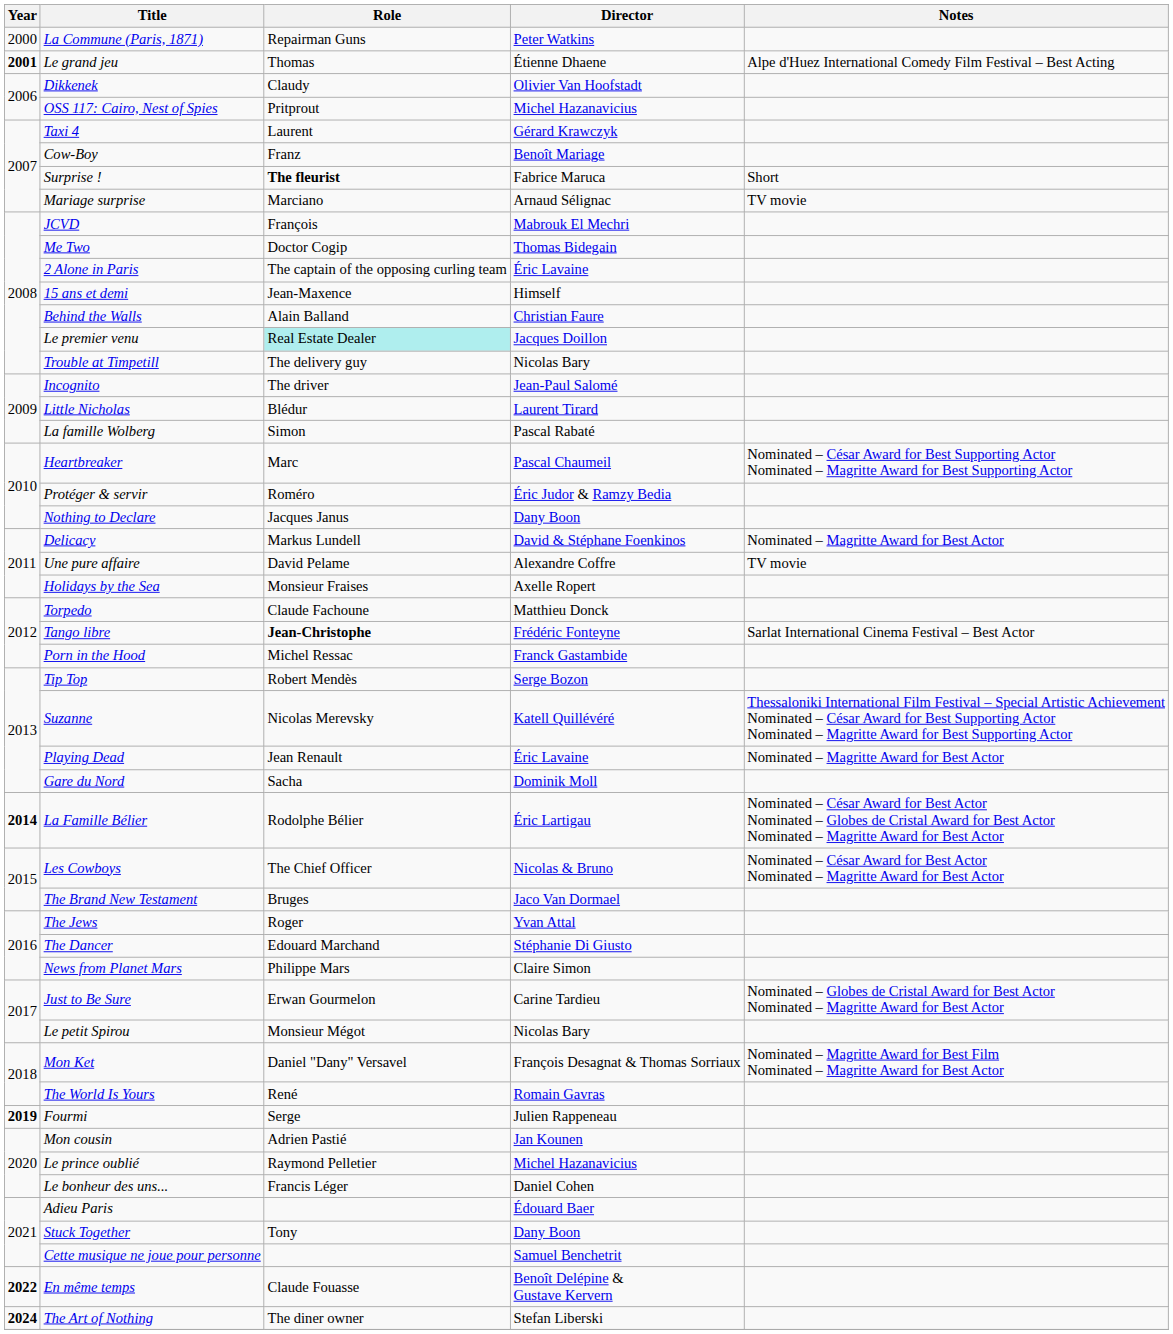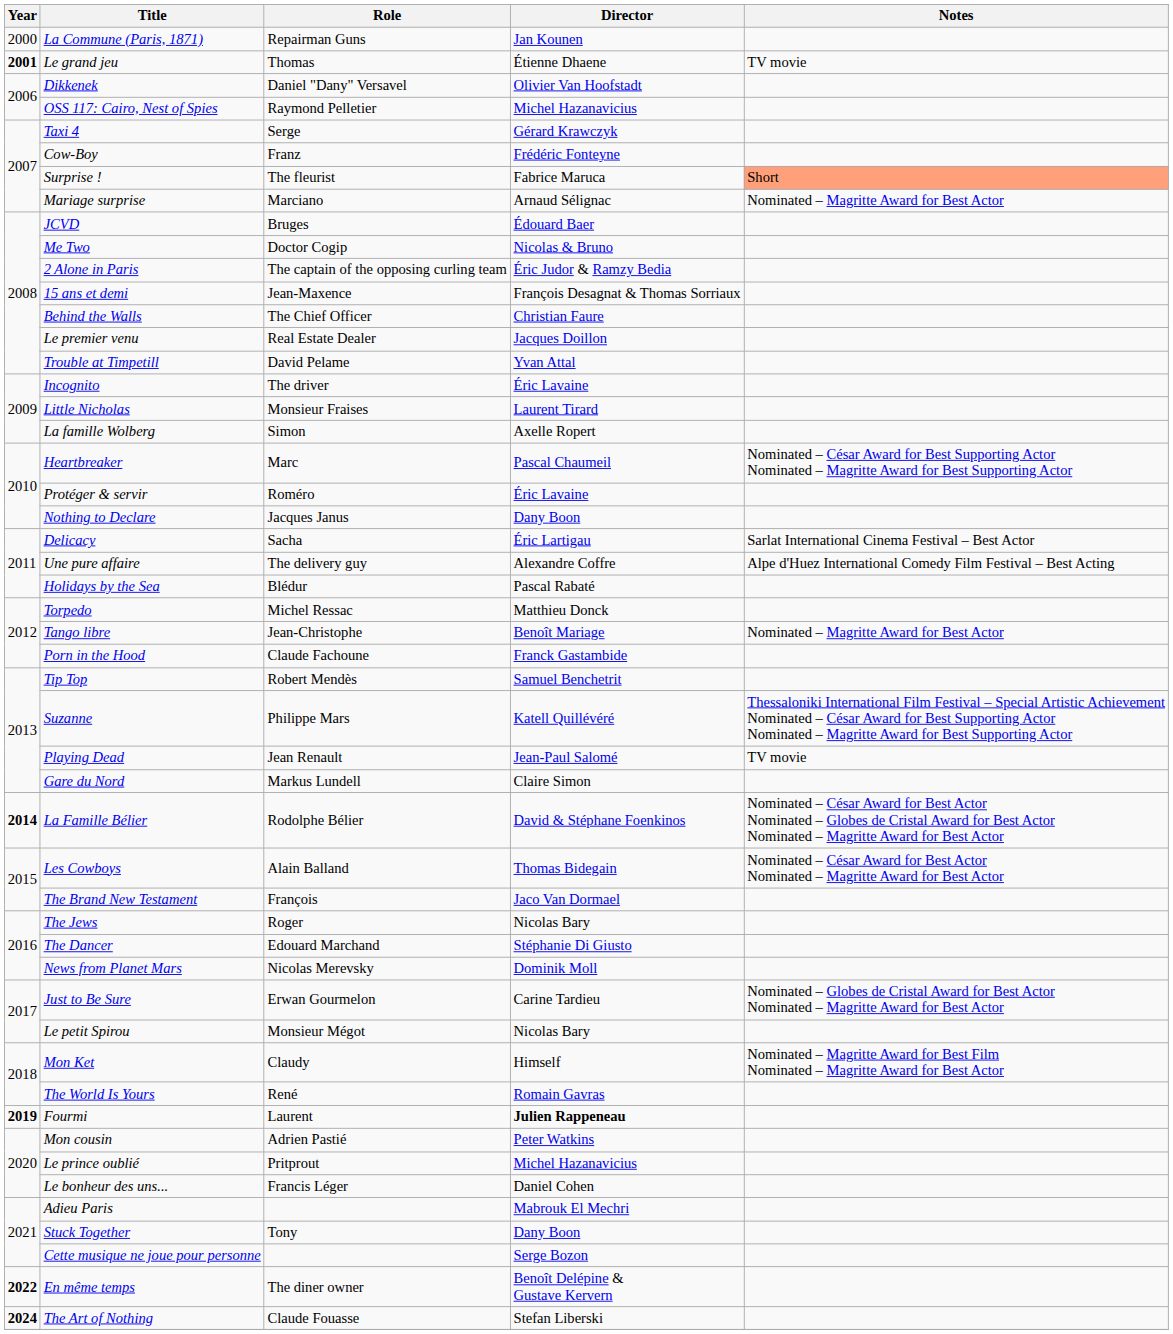(554, 39) Peter Watkins -> (548, 39) Jan Kounen
(931, 62) Alpe d'Huez International Comedy Film Festival – Best Acting -> (777, 62) TV movie
(289, 85) Claudy -> (337, 85) Daniel "Dany" Versavel
(293, 108) Pritprout -> (322, 108) Raymond Pelletier
(290, 131) Laurent -> (284, 131) Serge
(559, 154) Benoît Mariage -> (567, 154) Frédéric Fonteyne
(304, 177) bold -> (301, 177) normal
(763, 177) no background -> (763, 177) lightsalmon background
(777, 200) TV movie -> (876, 200) Nominated – Magritte Award for Best Actor
(293, 223) François -> (288, 223) Bruges
(571, 223) Mabrouk El Mechri -> (554, 223) Édouard Baer
(565, 246) Thomas Bidegain -> (563, 246) Nicolas & Bruno
(551, 270) Éric Lavaine -> (592, 270) Éric Judor & Ramzy Bedia
(537, 293) Himself -> (627, 293) François Desagnat & Thomas Sorriaux
(308, 316) Alain Balland -> (320, 316) The Chief Officer
(322, 339) paleturquoise background -> (322, 339) no background
(317, 362) The delivery guy -> (309, 362) David Pelame
(552, 362) Nicolas Bary -> (545, 362) Yvan Attal
(566, 385) Jean-Paul Salomé -> (551, 385) Éric Lavaine
(287, 408) Blédur -> (318, 408) Monsieur Fraises
(554, 431) Pascal Rabaté -> (555, 431) Axelle Ropert
(592, 494) Éric Judor & Ramzy Bedia -> (551, 494) Éric Lavaine
(314, 540) Markus Lundell -> (285, 540) Sacha
(600, 540) David & Stéphane Foenkinos -> (552, 540) Éric Lartigau
(876, 540) Nominated – Magritte Award for Best Actor -> (891, 540) Sarlat International Cinema Festival – Best Actor
(309, 563) David Pelame -> (317, 563) The delivery guy
(777, 563) TV movie -> (931, 563) Alpe d'Huez International Comedy Film Festival – Best Acting
(318, 586) Monsieur Fraises -> (287, 586) Blédur
(555, 586) Axelle Ropert -> (554, 586) Pascal Rabaté
(318, 609) Claude Fachoune -> (310, 609) Michel Ressac
(319, 632) bold -> (315, 632) normal
(567, 632) Frédéric Fonteyne -> (559, 632) Benoît Mariage
(891, 632) Sarlat International Cinema Festival – Best Actor -> (876, 632) Nominated – Magritte Award for Best Actor
(310, 655) Michel Ressac -> (318, 655) Claude Fachoune
(551, 678) Serge Bozon -> (568, 678) Samuel Benchetrit
(321, 718) Nicolas Merevsky -> (309, 718) Philippe Mars
(551, 757) Éric Lavaine -> (566, 757) Jean-Paul Salomé
(876, 757) Nominated – Magritte Award for Best Actor -> (777, 757) TV movie
(285, 781) Sacha -> (314, 781) Markus Lundell
(555, 781) Dominik Moll -> (552, 781) Claire Simon
(552, 820) Éric Lartigau -> (600, 820) David & Stéphane Foenkinos
(320, 868) The Chief Officer -> (308, 868) Alain Balland
(563, 868) Nicolas & Bruno -> (565, 868) Thomas Bidegain
(288, 899) Bruges -> (293, 899) François
(545, 922) Yvan Attal -> (552, 922) Nicolas Bary
(309, 968) Philippe Mars -> (321, 968) Nicolas Merevsky
(552, 968) Claire Simon -> (555, 968) Dominik Moll
(337, 1062) Daniel "Dany" Versavel -> (289, 1062) Claudy
(627, 1062) François Desagnat & Thomas Sorriaux -> (537, 1062) Himself
(284, 1116) Serge -> (290, 1116) Laurent
(565, 1116) normal -> (570, 1116) bold
(548, 1140) Jan Kounen -> (554, 1140) Peter Watkins
(322, 1163) Raymond Pelletier -> (293, 1163) Pritprout
(554, 1209) Édouard Baer -> (571, 1209) Mabrouk El Mechri
(568, 1255) Samuel Benchetrit -> (551, 1255) Serge Bozon
(313, 1286) Claude Fouasse -> (316, 1286) The diner owner
(316, 1318) The diner owner -> (313, 1318) Claude Fouasse
